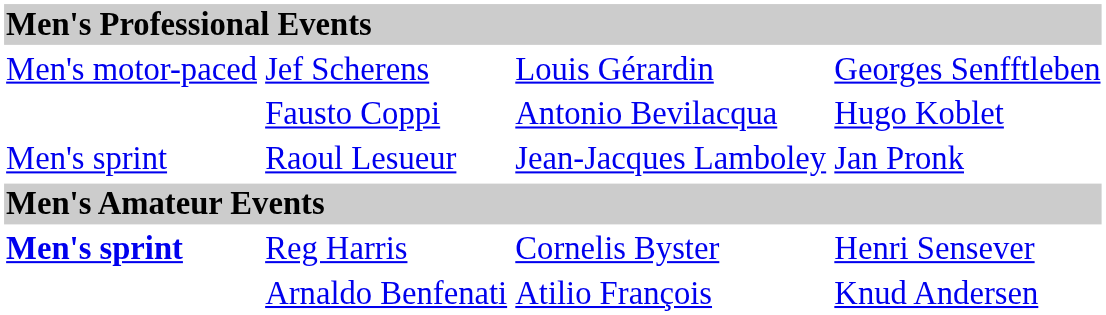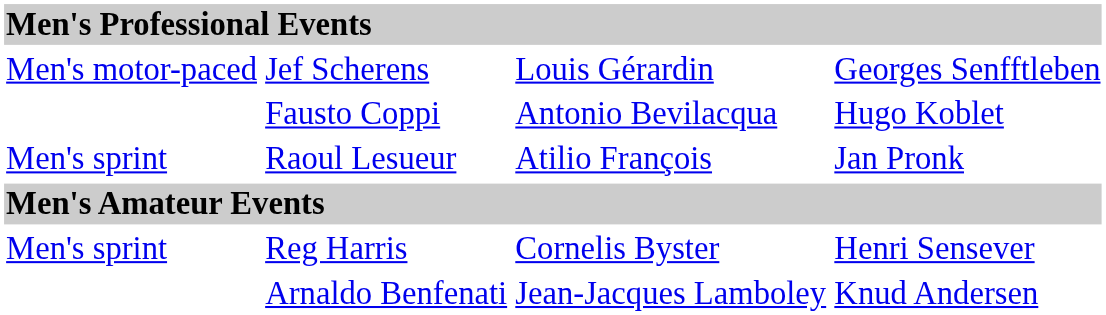(671, 158) Jean-Jacques Lamboley -> (614, 158) Atilio François
(95, 248) bold -> (87, 248) normal
(614, 293) Atilio François -> (671, 293) Jean-Jacques Lamboley
